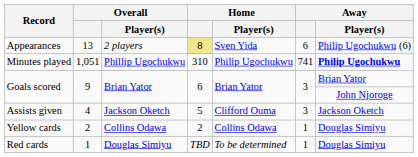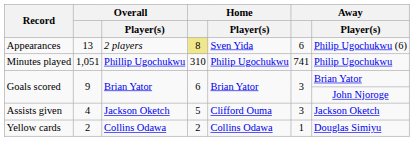(359, 62) bold -> (353, 62) normal
- row: (27, 144)
